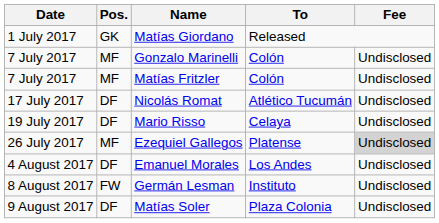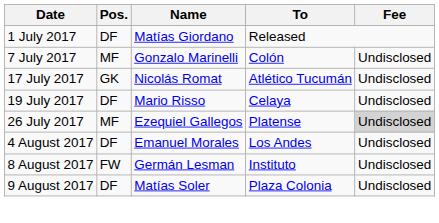(109, 36) GK -> (109, 36) DF
- row: (177, 79)
(109, 100) DF -> (109, 79) GK
